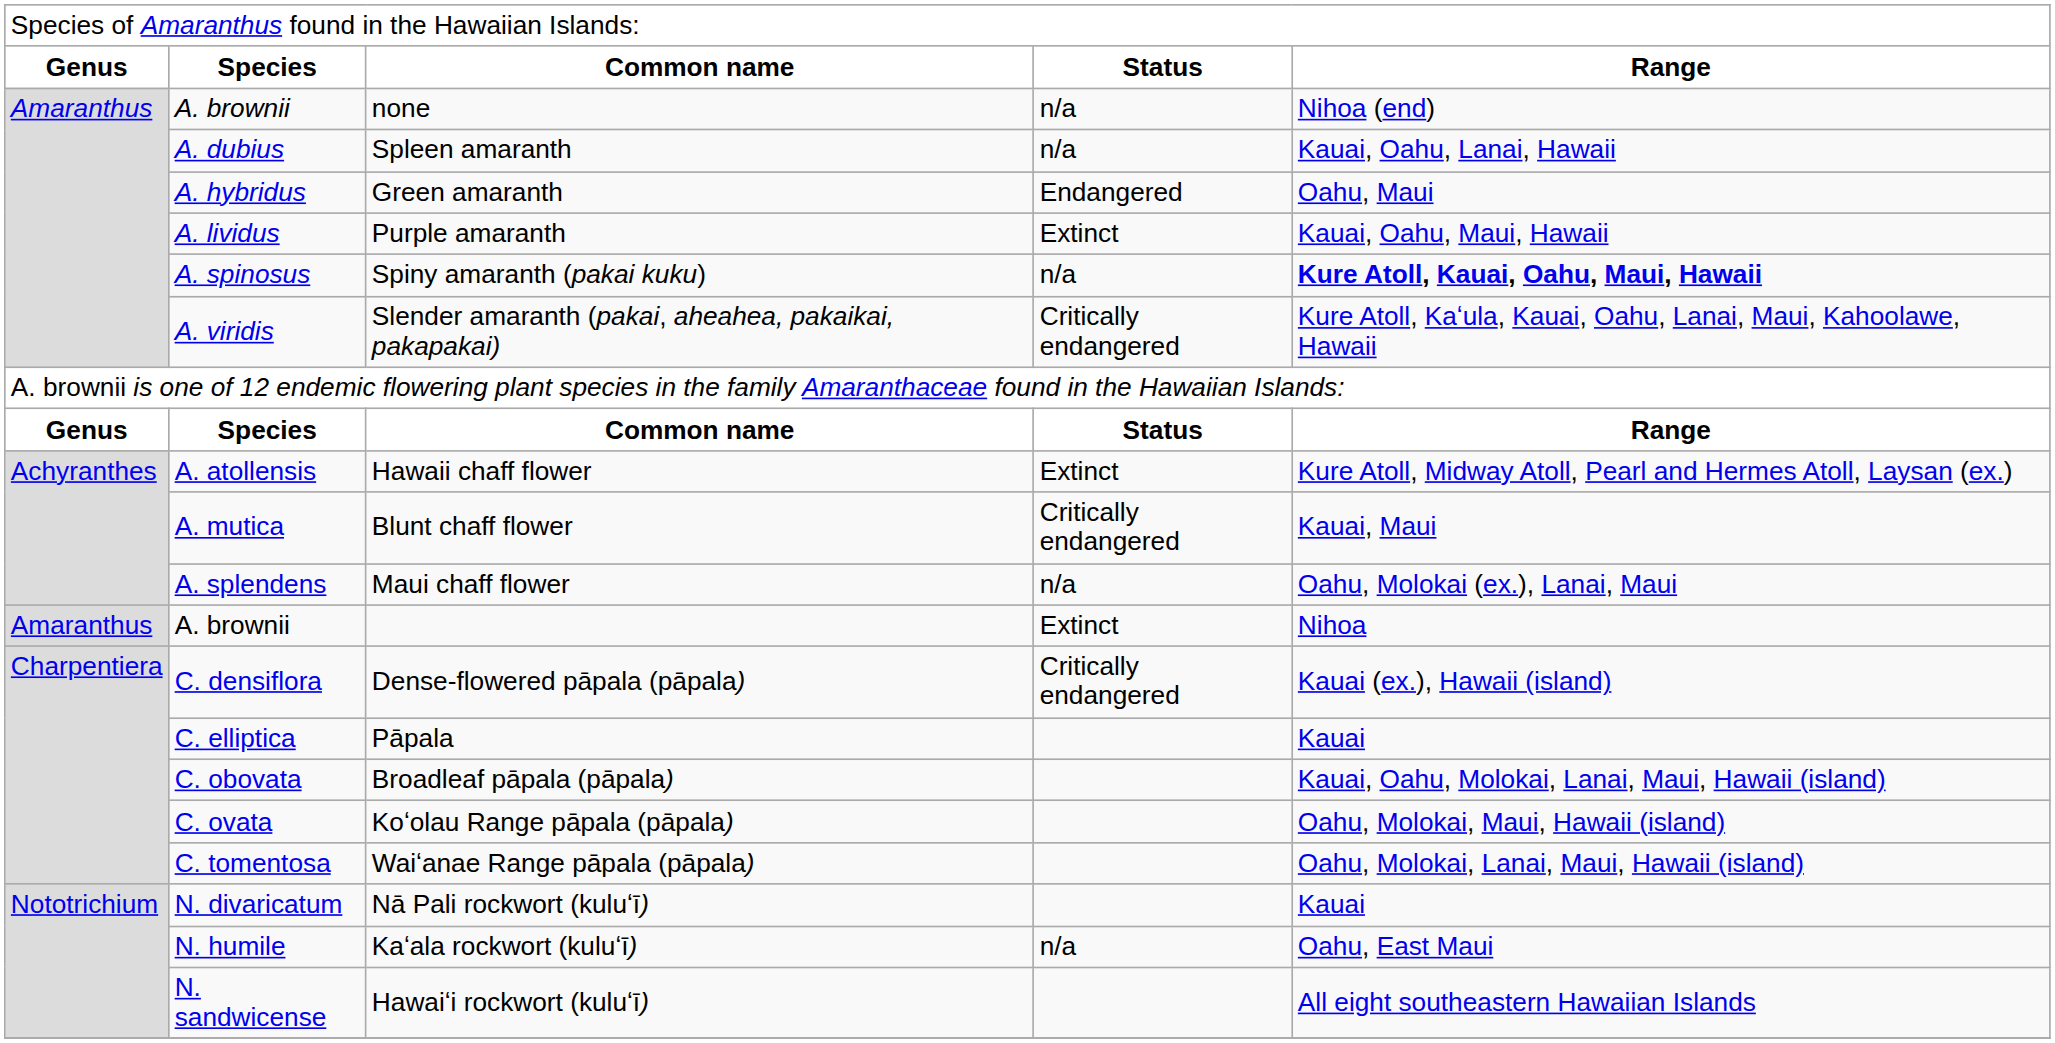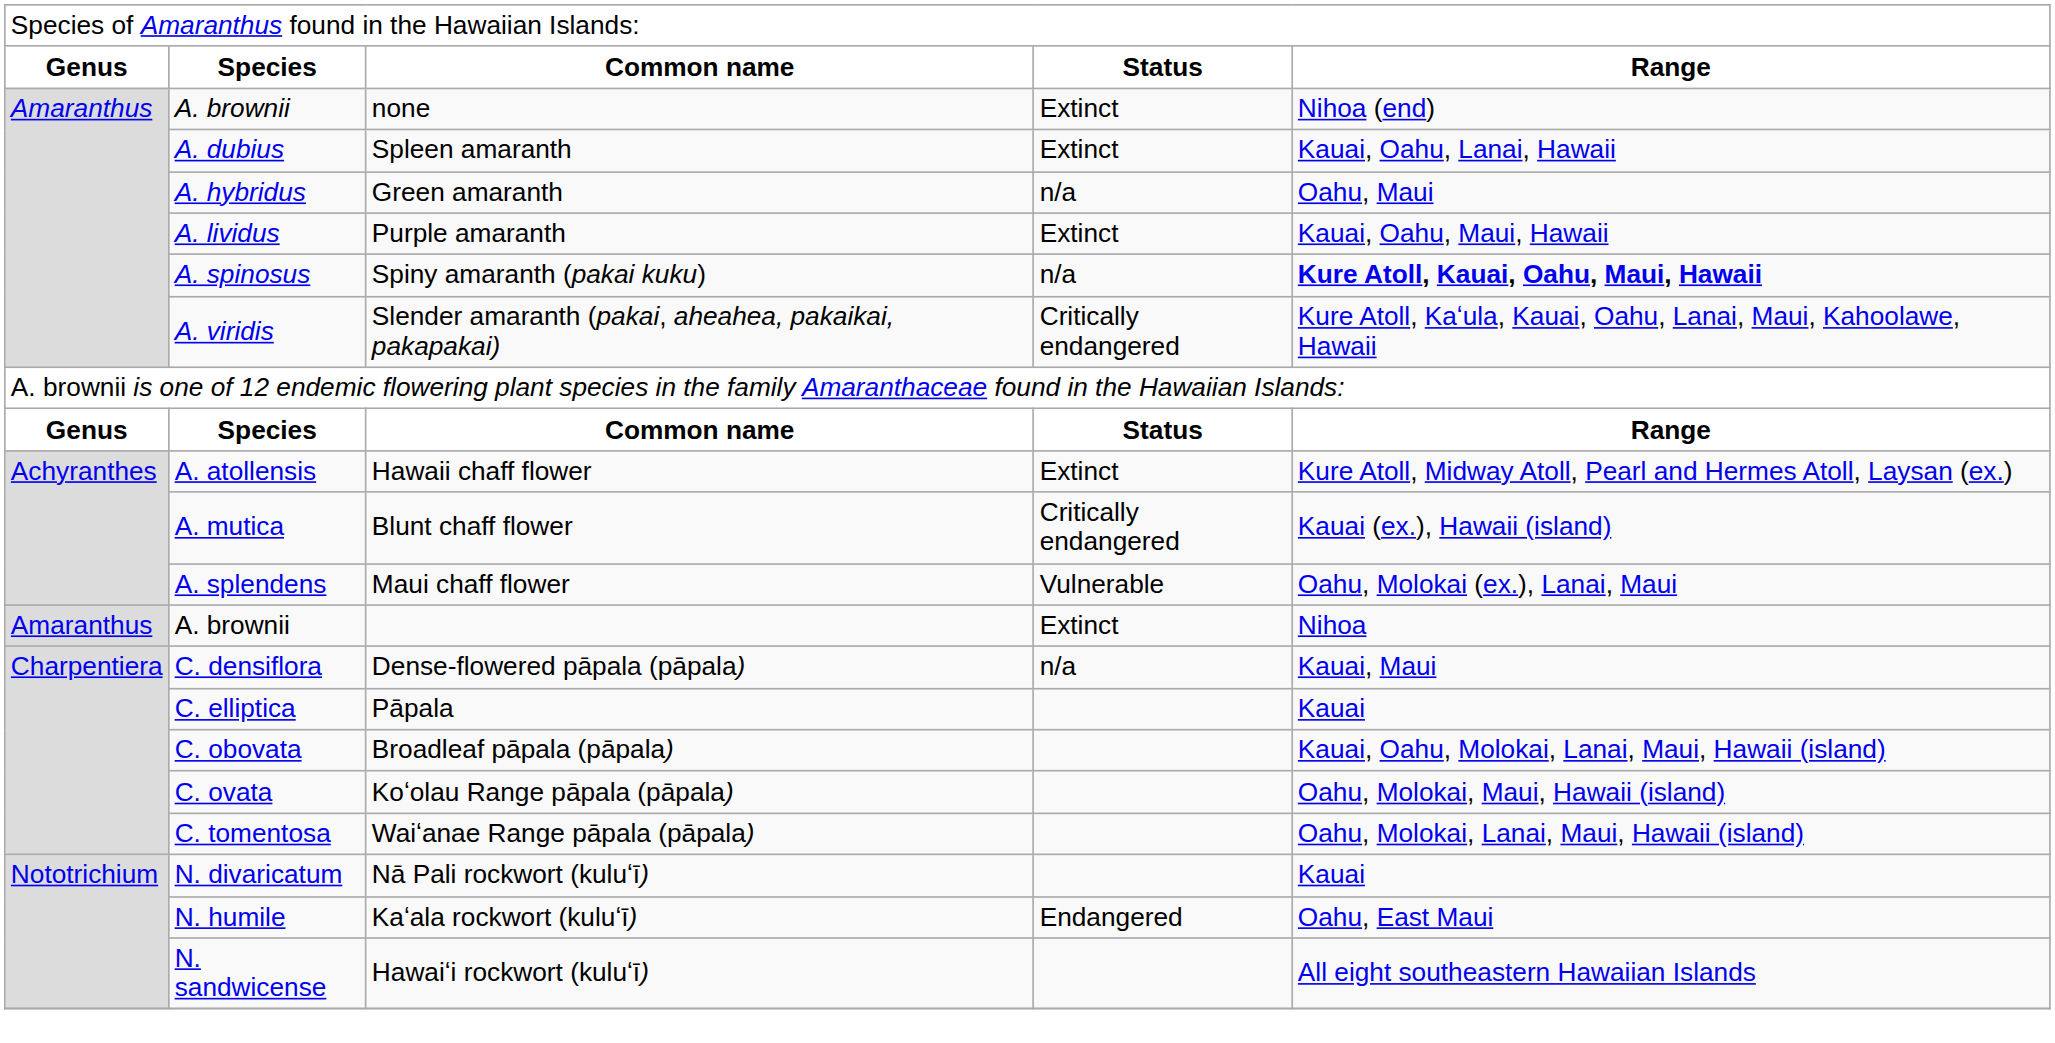(1058, 108) n/a -> (1079, 108) Extinct
(1058, 150) n/a -> (1079, 150) Extinct
(1111, 191) Endangered -> (1058, 191) n/a
(1367, 527) Kauai, Maui -> (1455, 527) Kauai (ex.), Hawaii (island)
(1058, 583) n/a -> (1102, 583) Vulnerable
(1110, 681) Critically endangered -> (1058, 666) n/a
(1455, 681) Kauai (ex.), Hawaii (island) -> (1367, 666) Kauai, Maui
(1058, 946) n/a -> (1111, 916) Endangered
